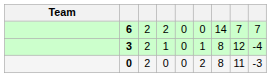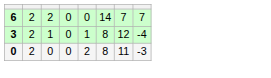- column: (62, 13)
